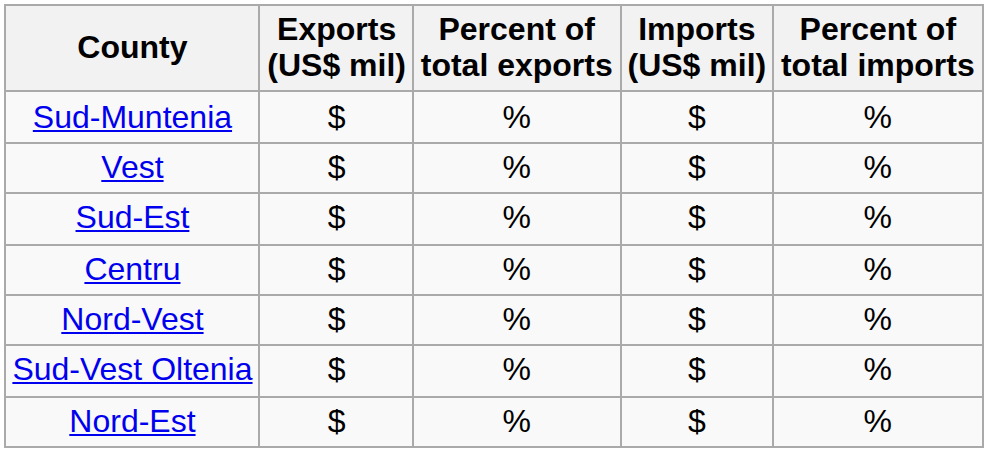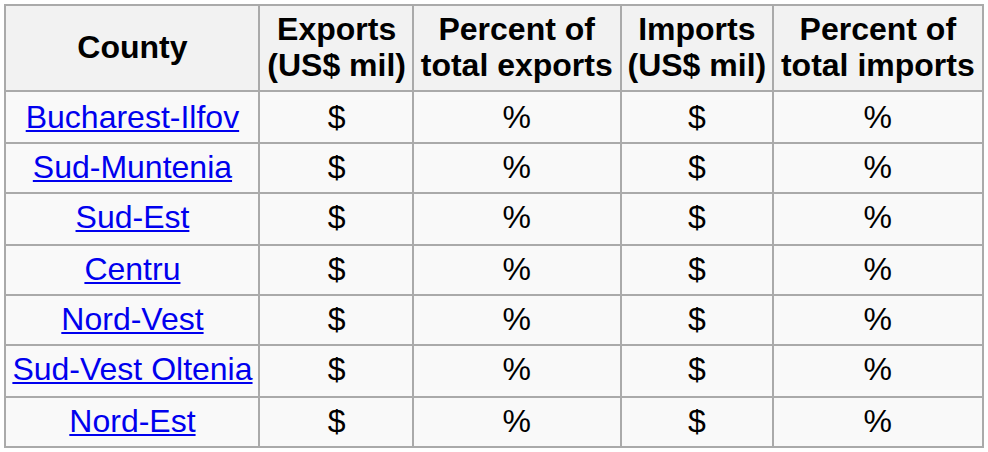+ row: (132, 116)
- row: (132, 167)
